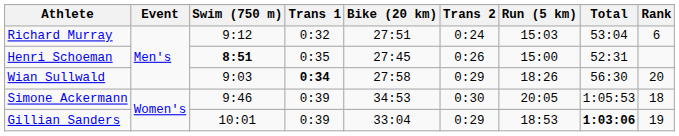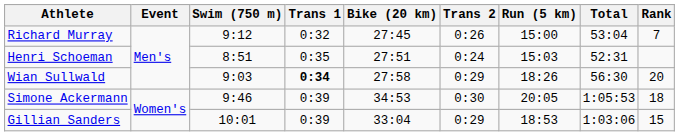(392, 36) 27:51 -> (392, 36) 27:45
(469, 36) 0:24 -> (469, 36) 0:26
(539, 36) 15:03 -> (539, 36) 15:00
(656, 36) 6 -> (656, 36) 7
(237, 57) bold -> (237, 57) normal
(392, 57) 27:45 -> (392, 57) 27:51
(469, 57) 0:26 -> (469, 57) 0:24
(539, 57) 15:00 -> (539, 57) 15:03
(609, 120) bold -> (609, 120) normal
(656, 120) 19 -> (656, 120) 15
